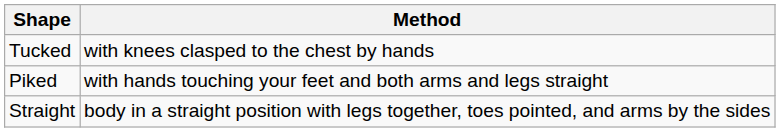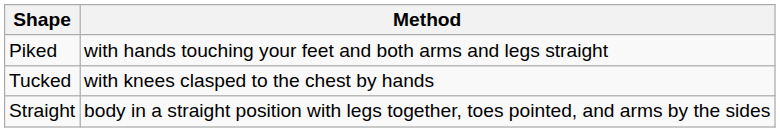rows swapped: (40, 50) <-> (33, 80)
